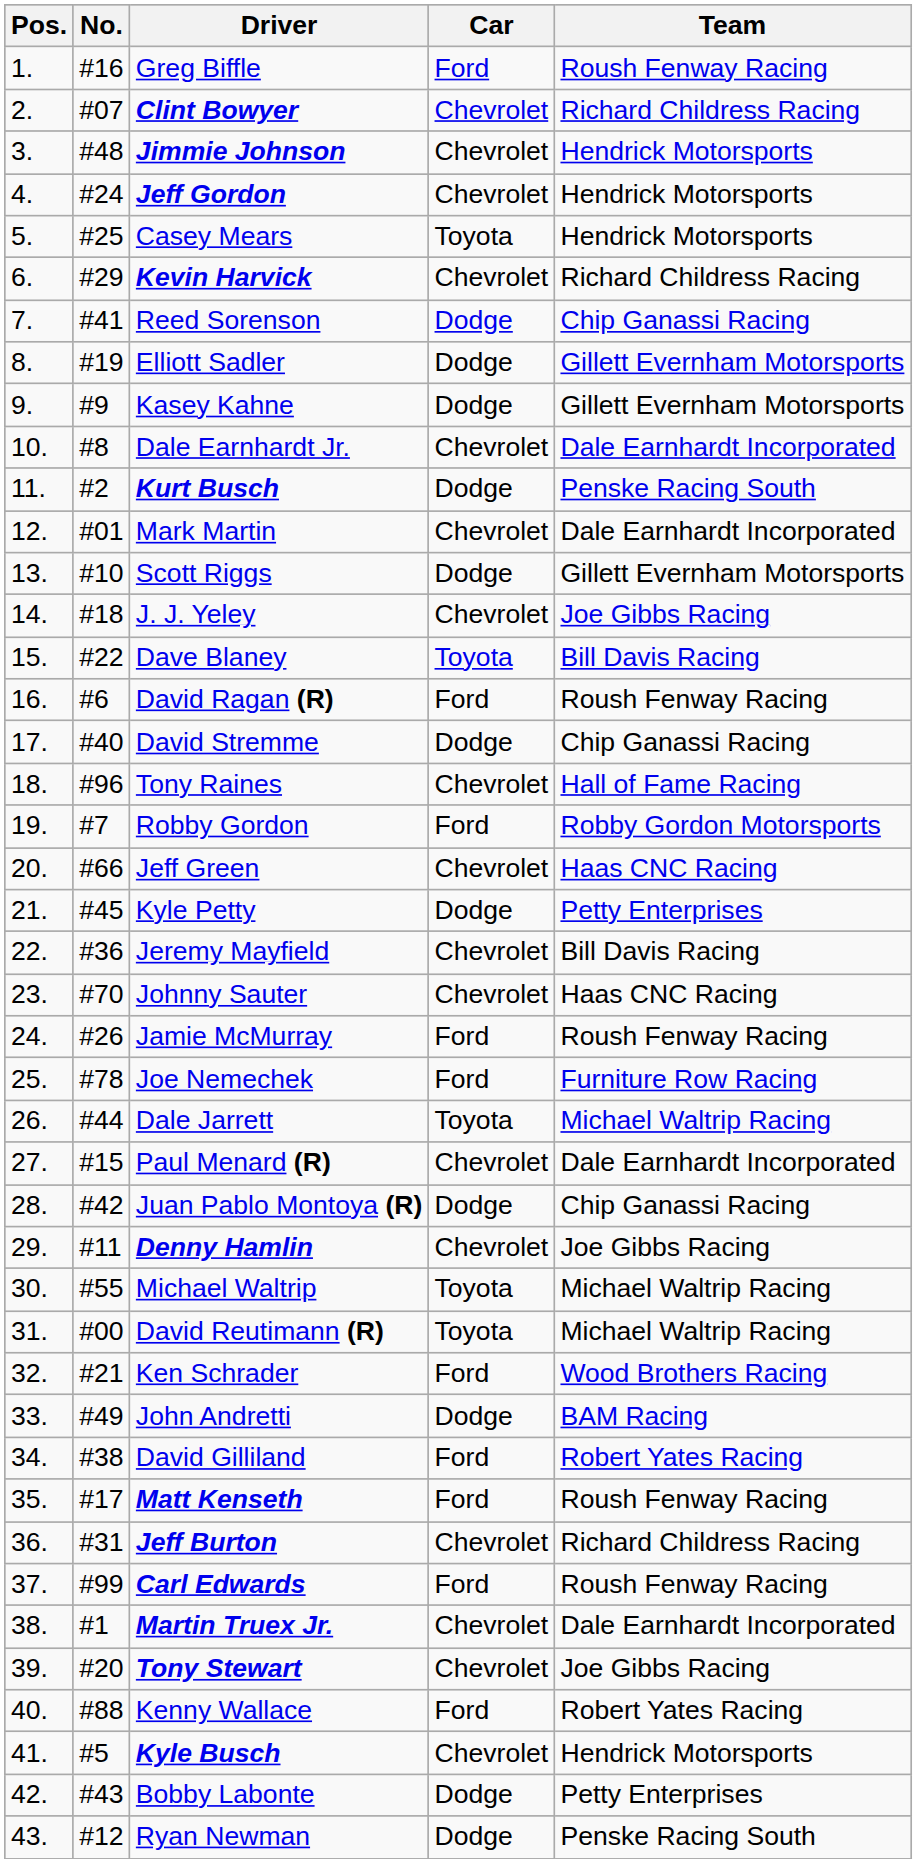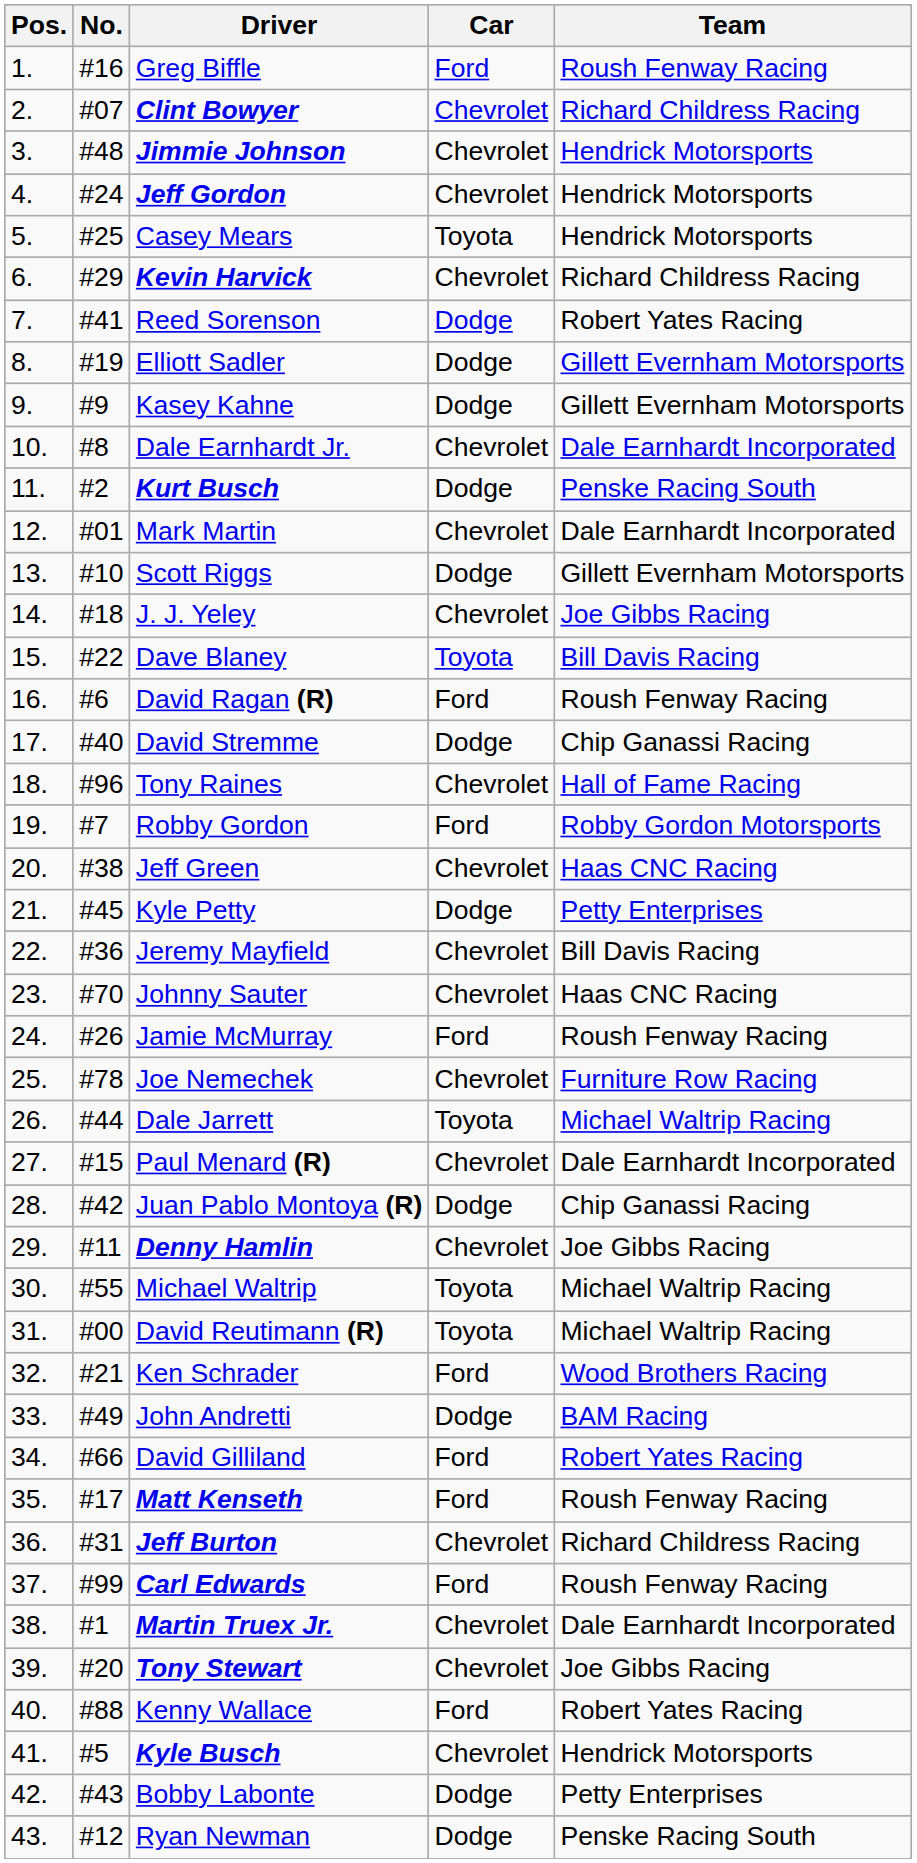(685, 320) Chip Ganassi Racing -> (682, 320) Robert Yates Racing
(101, 868) #66 -> (101, 868) #38
(462, 1078) Ford -> (491, 1078) Chevrolet
(101, 1457) #38 -> (101, 1457) #66
